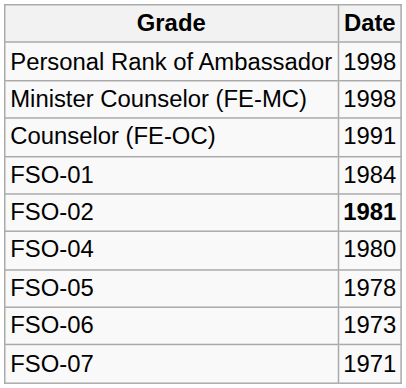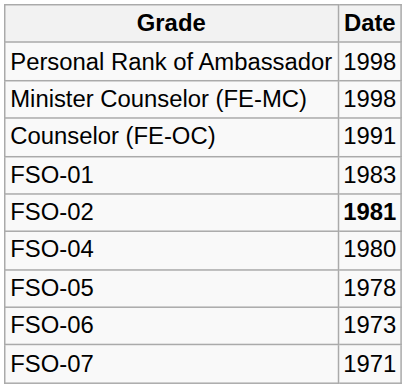(370, 174) 1984 -> (370, 174) 1983
